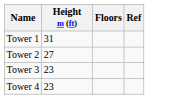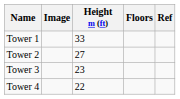+ column: (57, 17)
(49, 39) 31 -> (80, 39) 33
(49, 86) 23 -> (80, 86) 22
